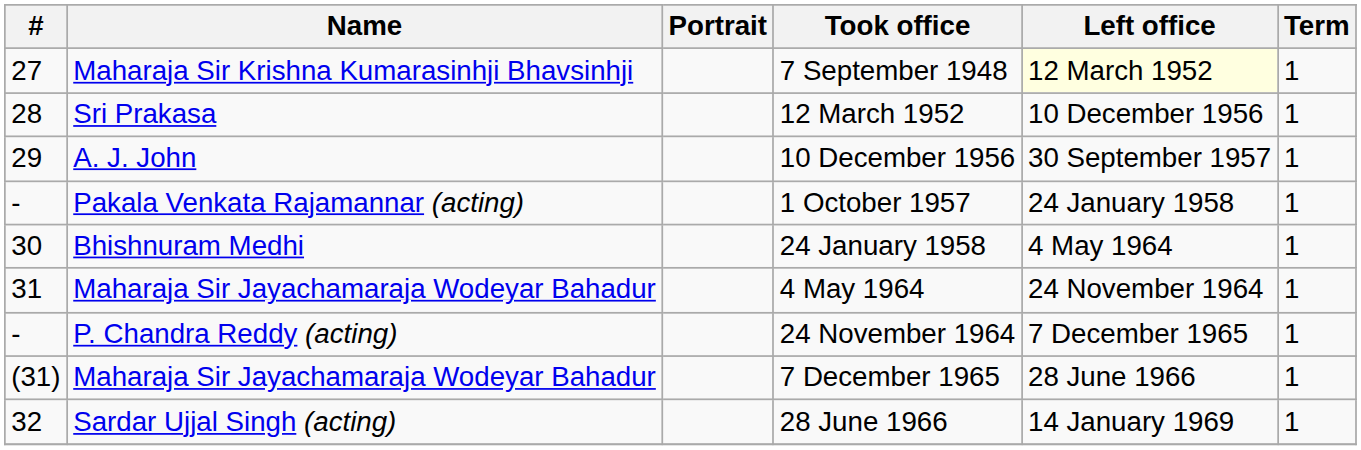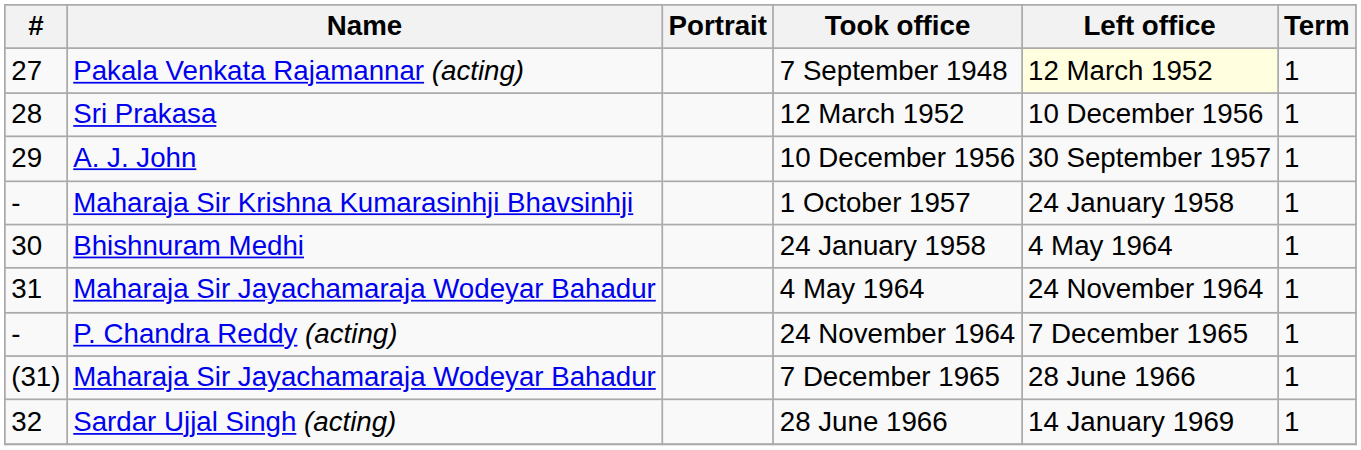(353, 70) Maharaja Sir Krishna Kumarasinhji Bhavsinhji -> (299, 70) Pakala Venkata Rajamannar (acting)
(299, 202) Pakala Venkata Rajamannar (acting) -> (353, 202) Maharaja Sir Krishna Kumarasinhji Bhavsinhji
